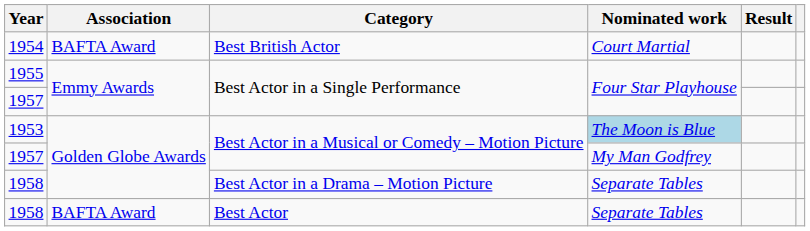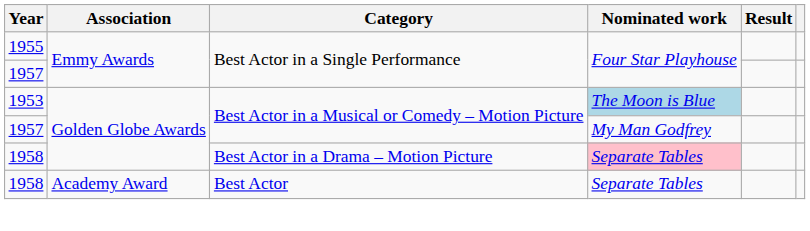- row: (26, 45)
(647, 184) no background -> (647, 156) pink background
(104, 211) BAFTA Award -> (110, 184) Academy Award
